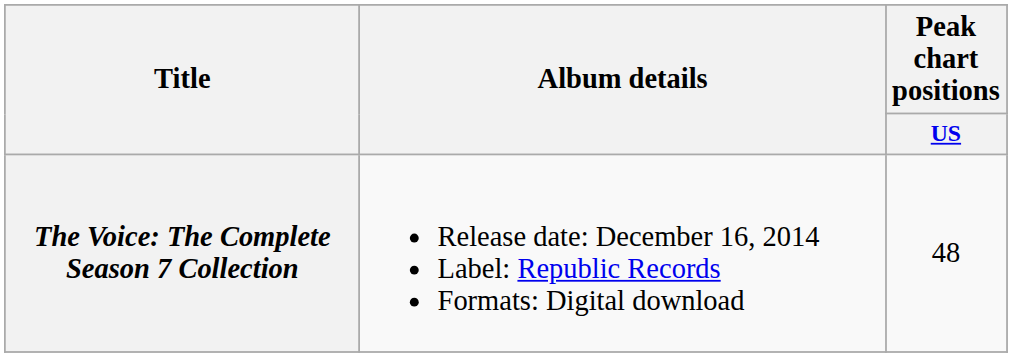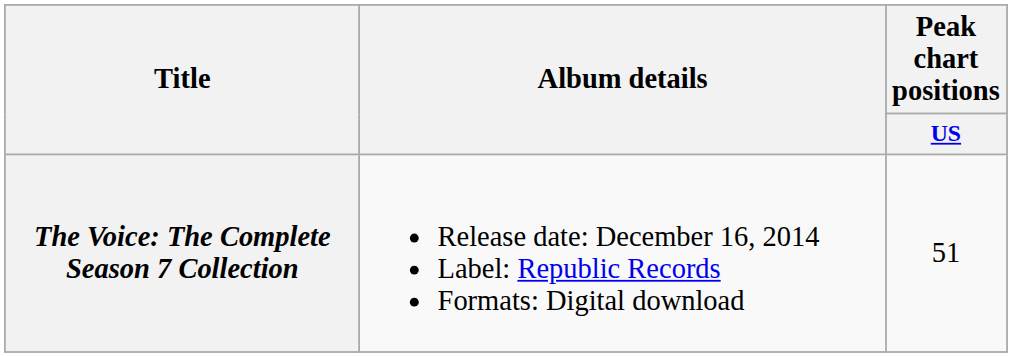(946, 252) 48 -> (946, 252) 51
